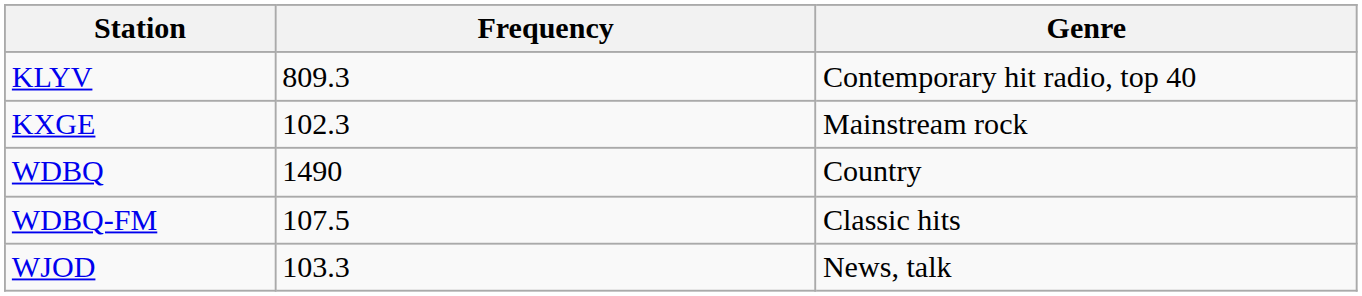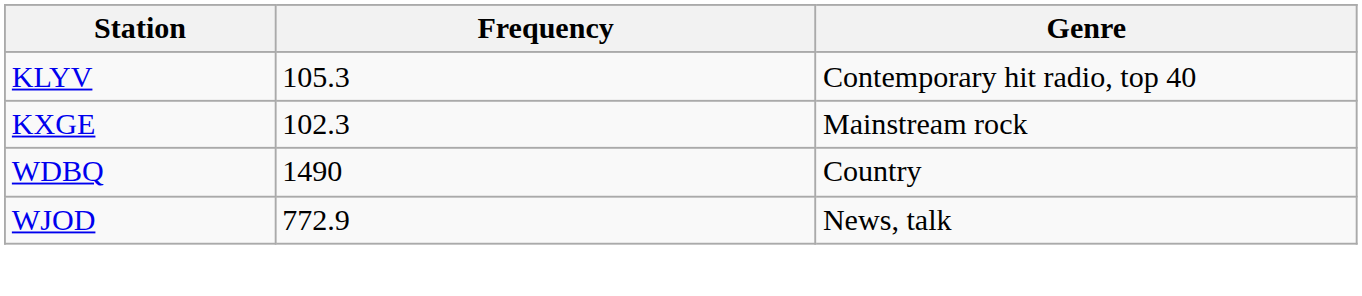(316, 76) 809.3 -> (316, 76) 105.3
- row: (85, 219)
(316, 266) 103.3 -> (316, 219) 772.9
